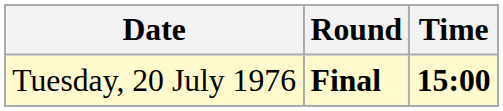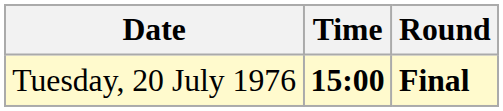columns swapped: (454, 29) <-> (356, 29)
